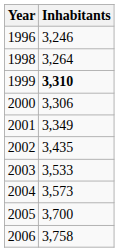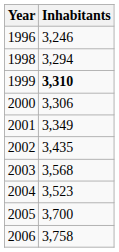(58, 59) 3,264 -> (58, 59) 3,294
(58, 170) 3,533 -> (58, 170) 3,568
(58, 192) 3,573 -> (58, 192) 3,523
